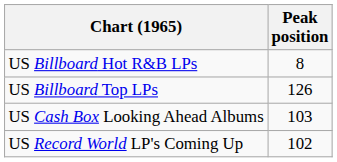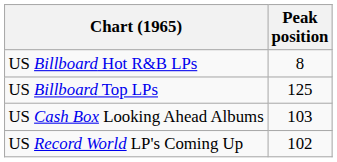(300, 90) 126 -> (300, 90) 125
